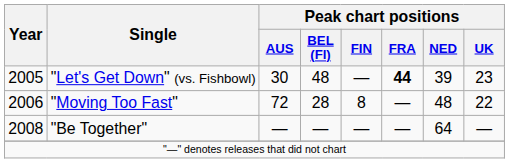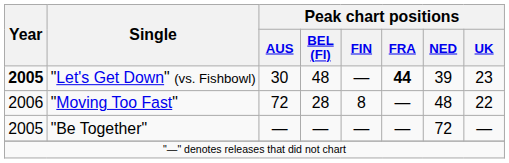(26, 78) normal -> (26, 78) bold
(26, 128) 2008 -> (26, 128) 2005
(443, 128) 64 -> (443, 128) 72
